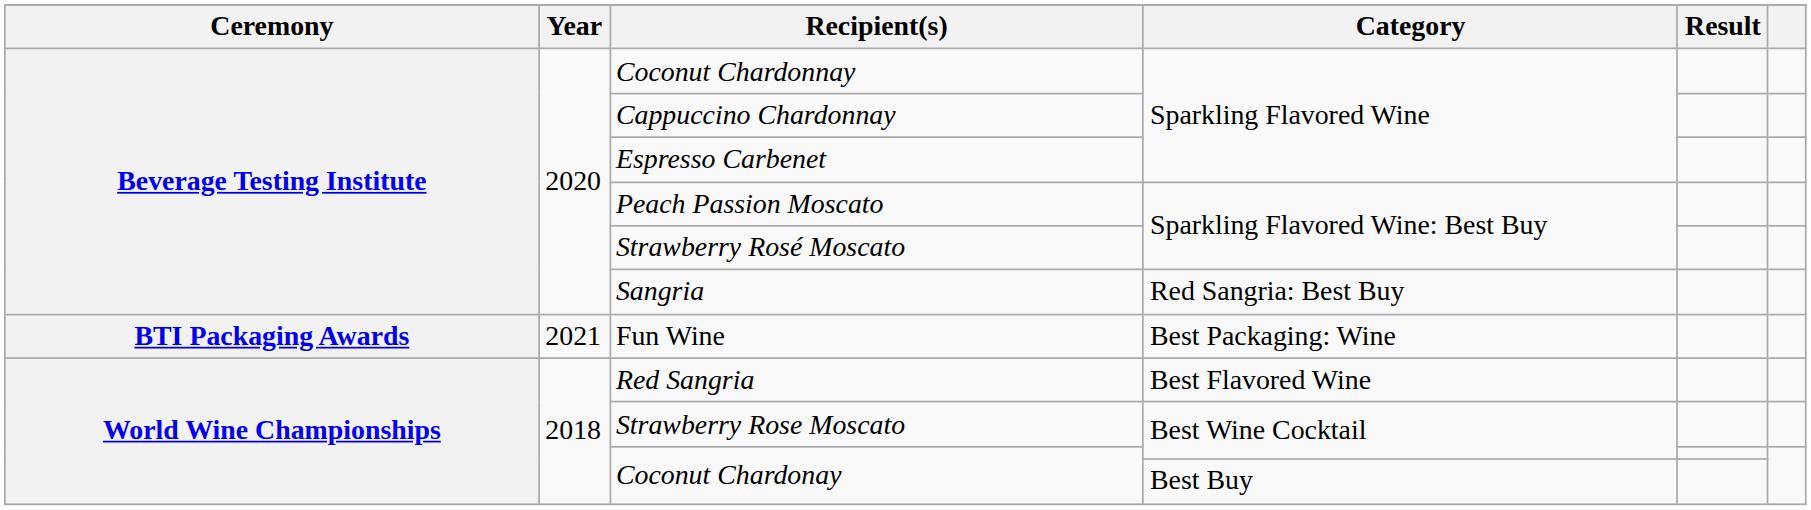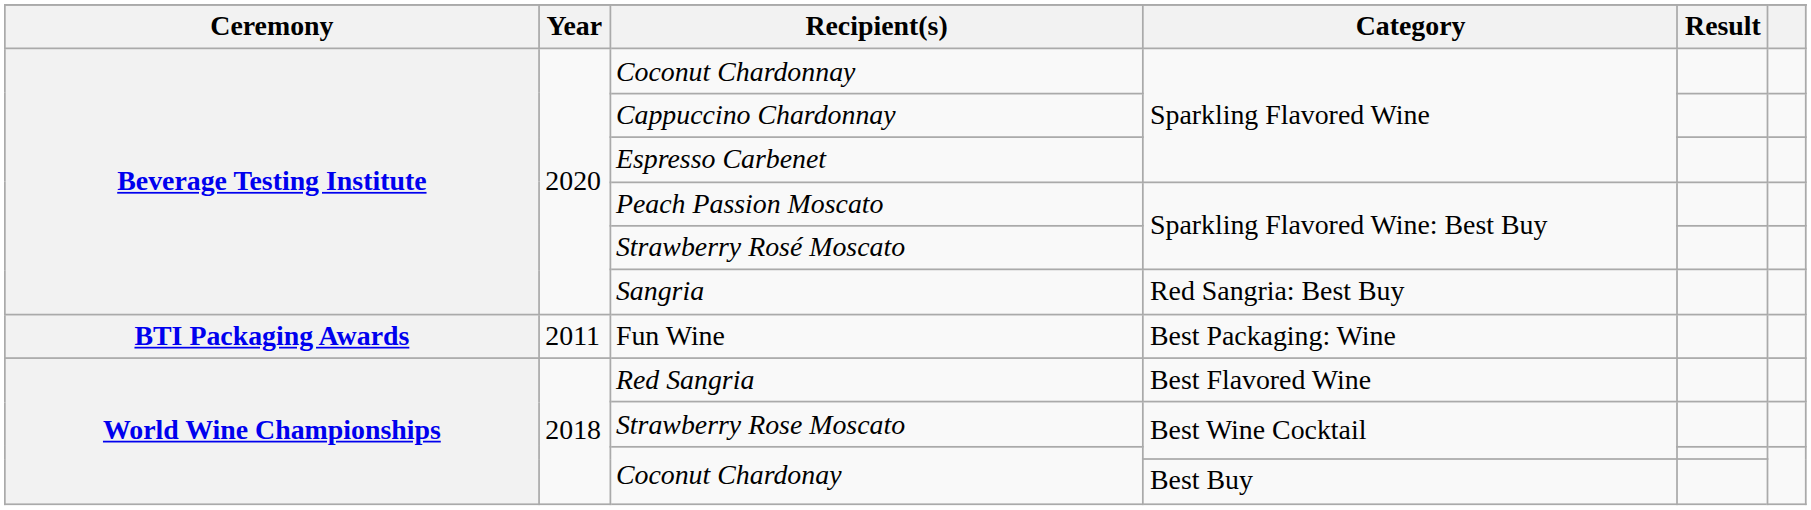(573, 335) 2021 -> (573, 335) 2011
